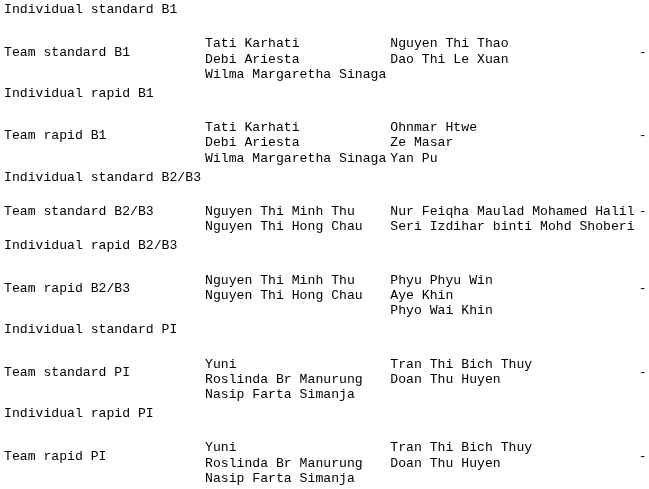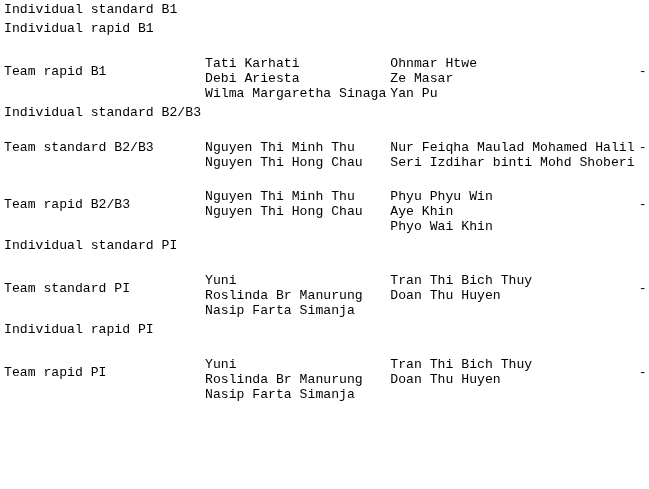- row: (67, 52)
- row: (91, 246)
